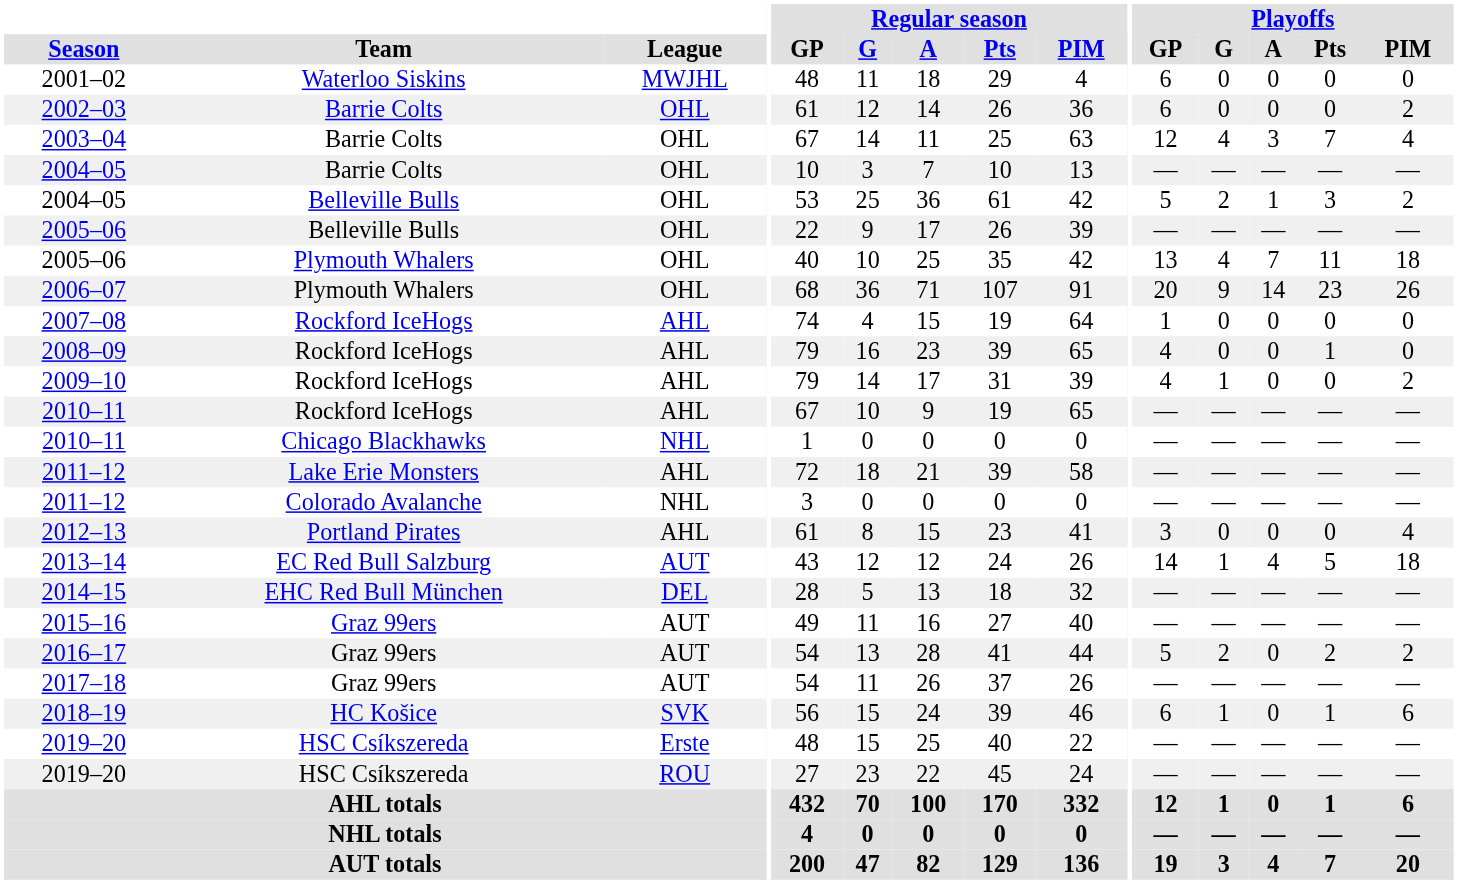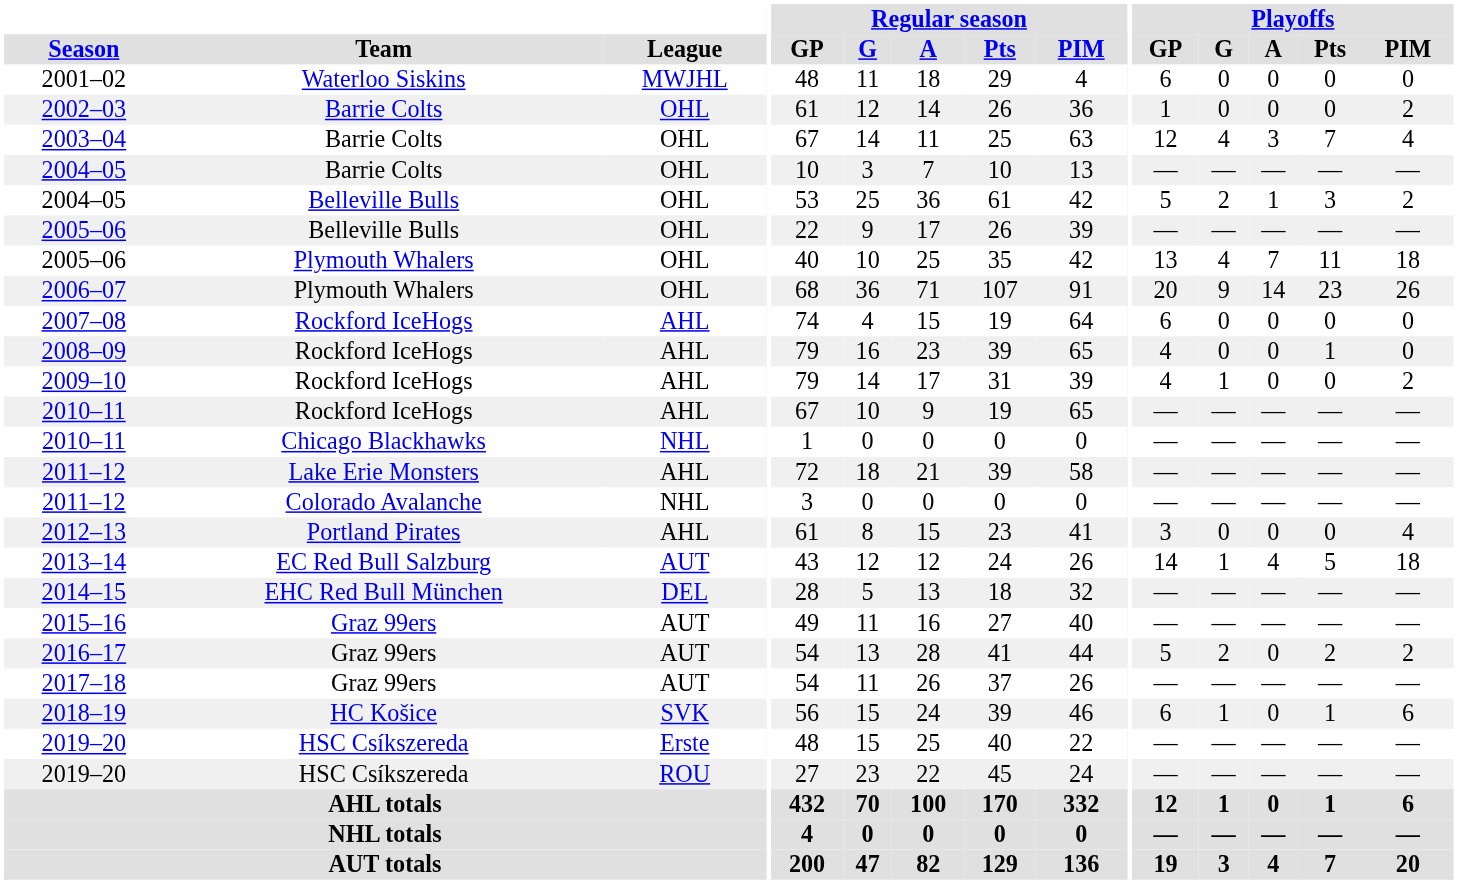(1166, 109) 6 -> (1166, 109) 1
(1166, 320) 1 -> (1166, 320) 6
